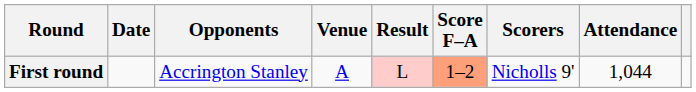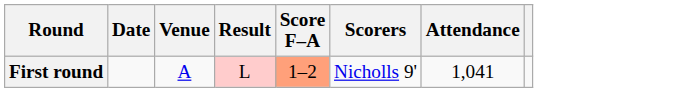- column: (234, 30)
(630, 71) 1,044 -> (473, 71) 1,041
